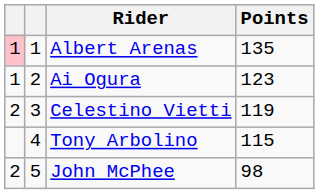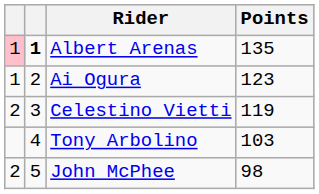(35, 51) normal -> (35, 51) bold
(258, 142) 115 -> (258, 142) 103
